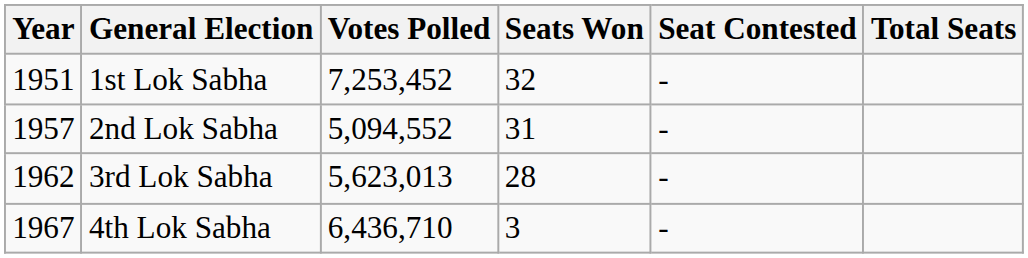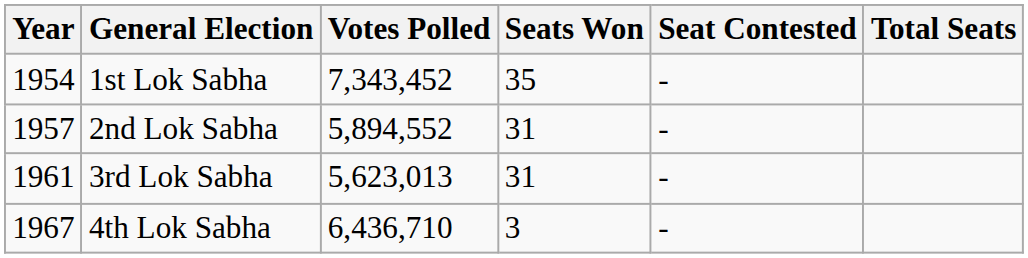(43, 78) 1951 -> (43, 78) 1954
(390, 78) 7,253,452 -> (390, 78) 7,343,452
(520, 78) 32 -> (520, 78) 35
(390, 128) 5,094,552 -> (390, 128) 5,894,552
(43, 177) 1962 -> (43, 177) 1961
(520, 177) 28 -> (520, 177) 31
